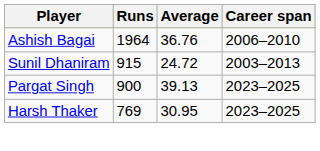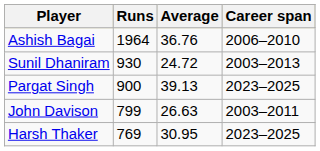(129, 63) 915 -> (129, 63) 930
+ row: (53, 110)
